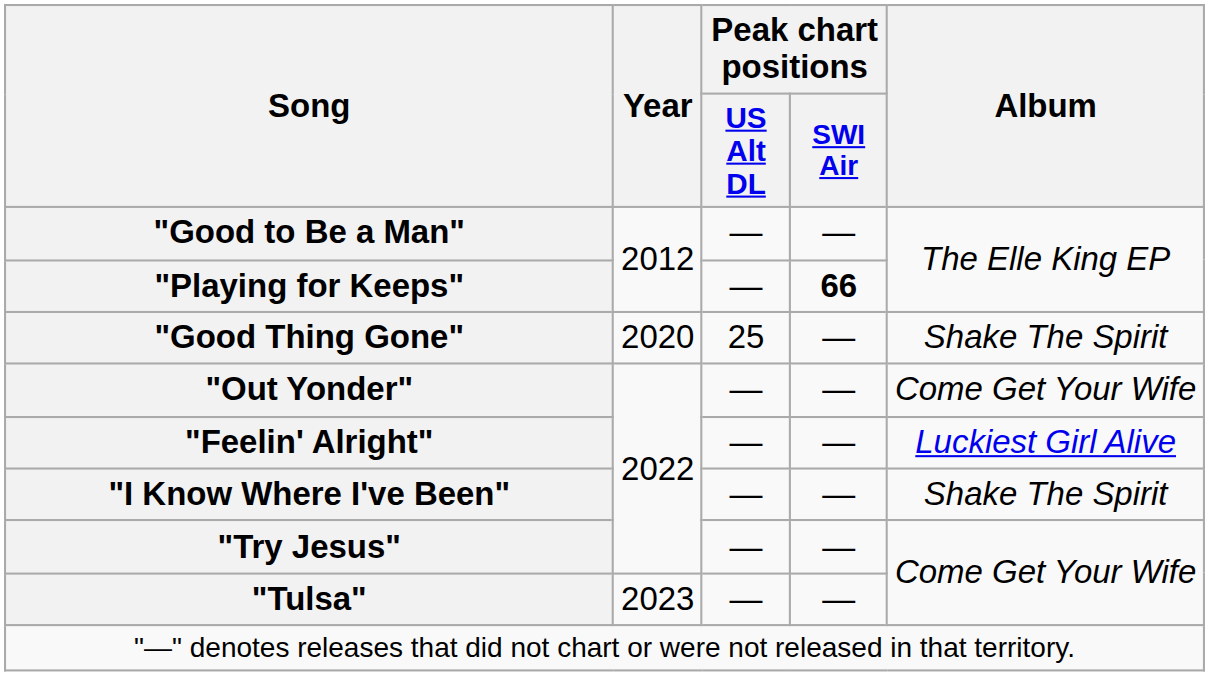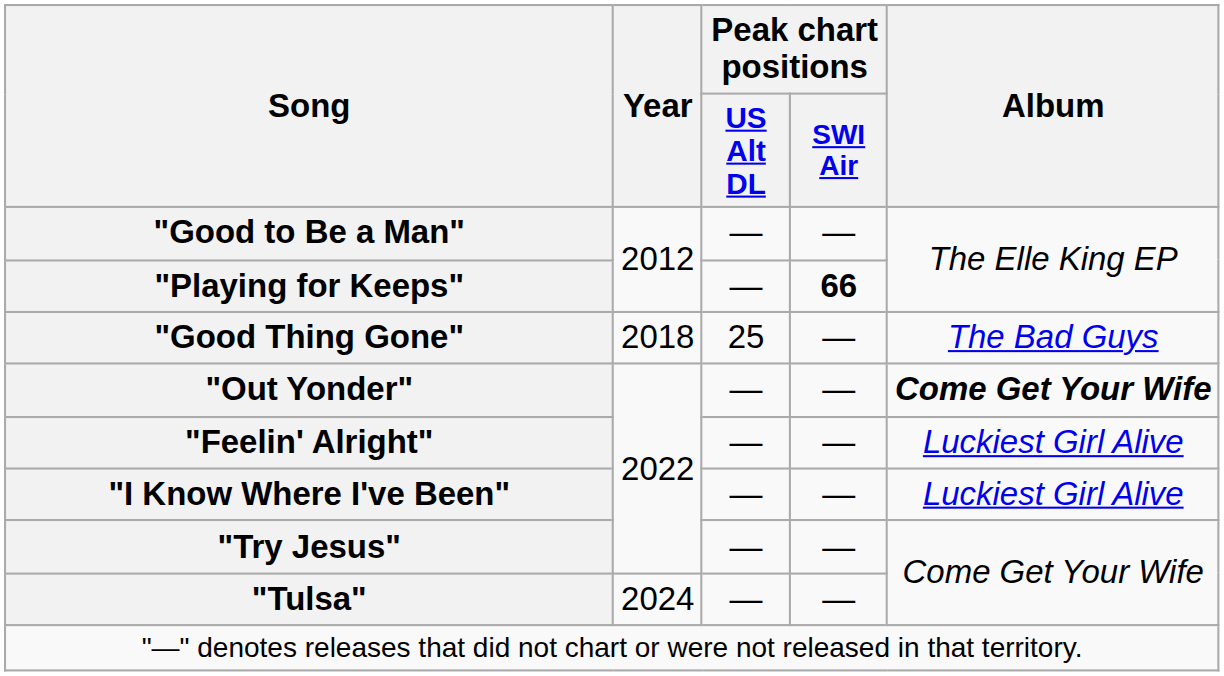(658, 337) 2020 -> (658, 337) 2018
(1046, 337) Shake The Spirit -> (1053, 337) The Bad Guys
(1046, 389) normal -> (1053, 389) bold
(1046, 494) Shake The Spirit -> (1053, 494) Luckiest Girl Alive
(658, 598) 2023 -> (658, 598) 2024
